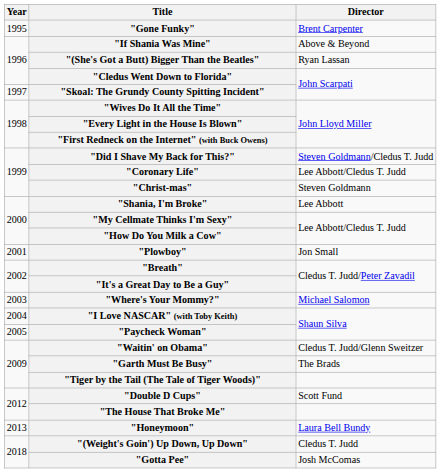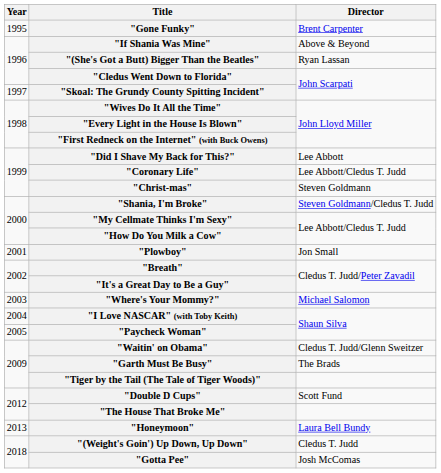(366, 156) Steven Goldmann/Cledus T. Judd -> (321, 156) Lee Abbott
(321, 204) Lee Abbott -> (366, 204) Steven Goldmann/Cledus T. Judd
